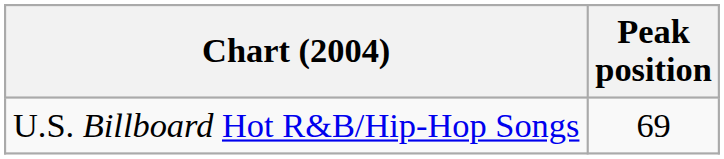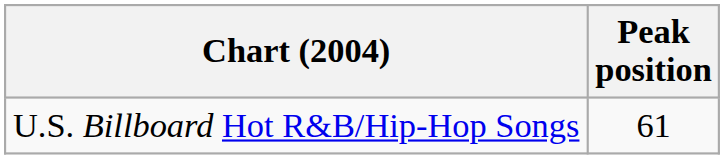(654, 125) 69 -> (654, 125) 61
